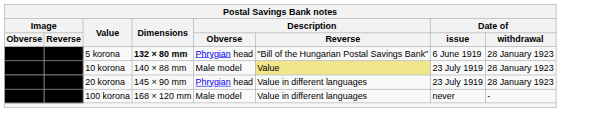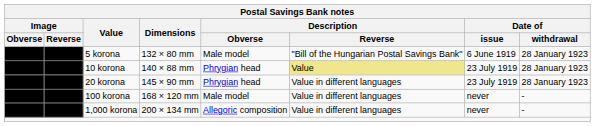(161, 54) bold -> (168, 54) normal
(224, 54) Phrygian head -> (226, 54) Male model
(219, 68) Male model -> (232, 68) Phrygian head
+ row: (111, 110)
